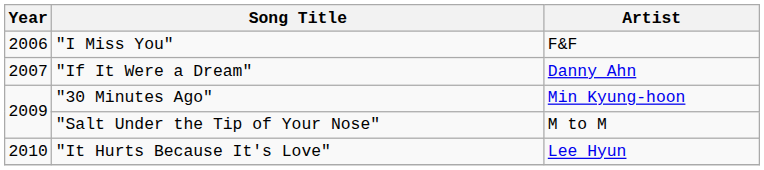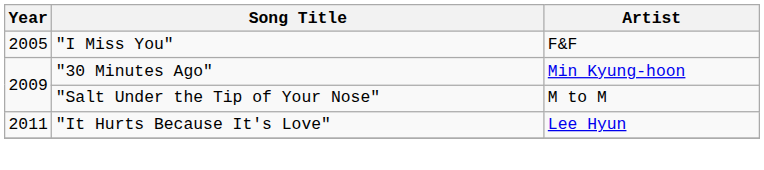(28, 45) 2006 -> (28, 45) 2005
- row: (154, 71)
(28, 151) 2010 -> (28, 125) 2011
